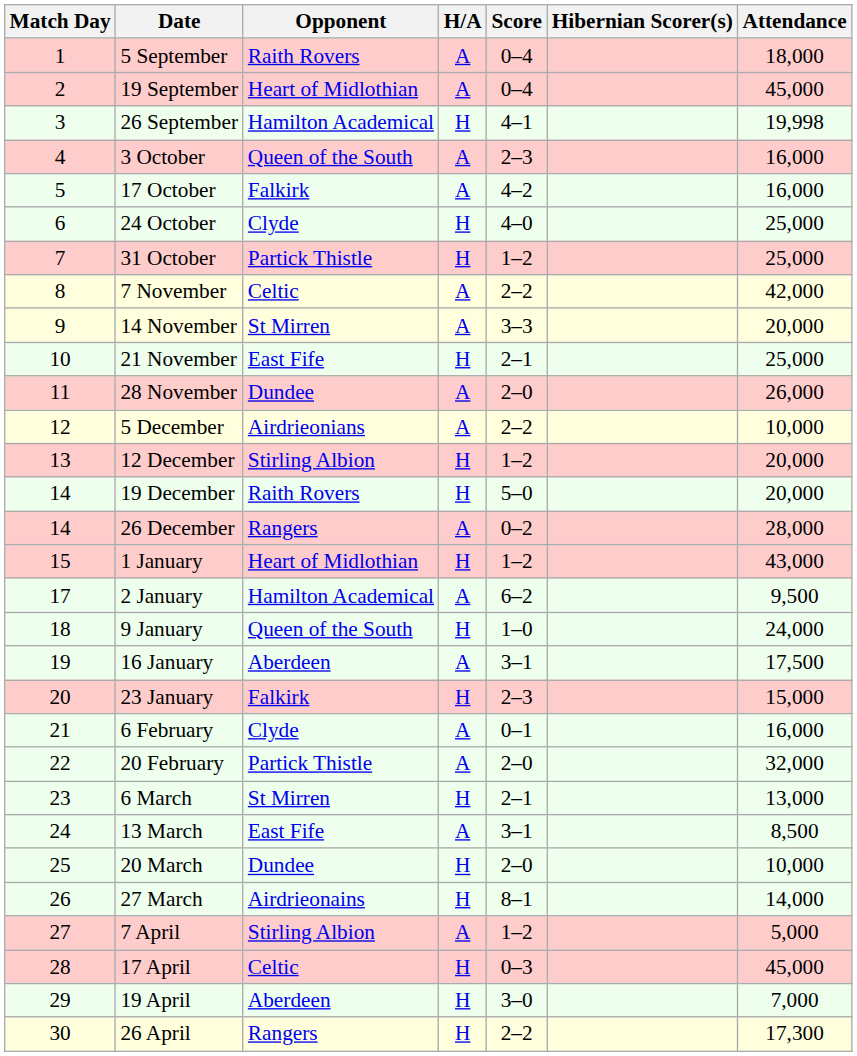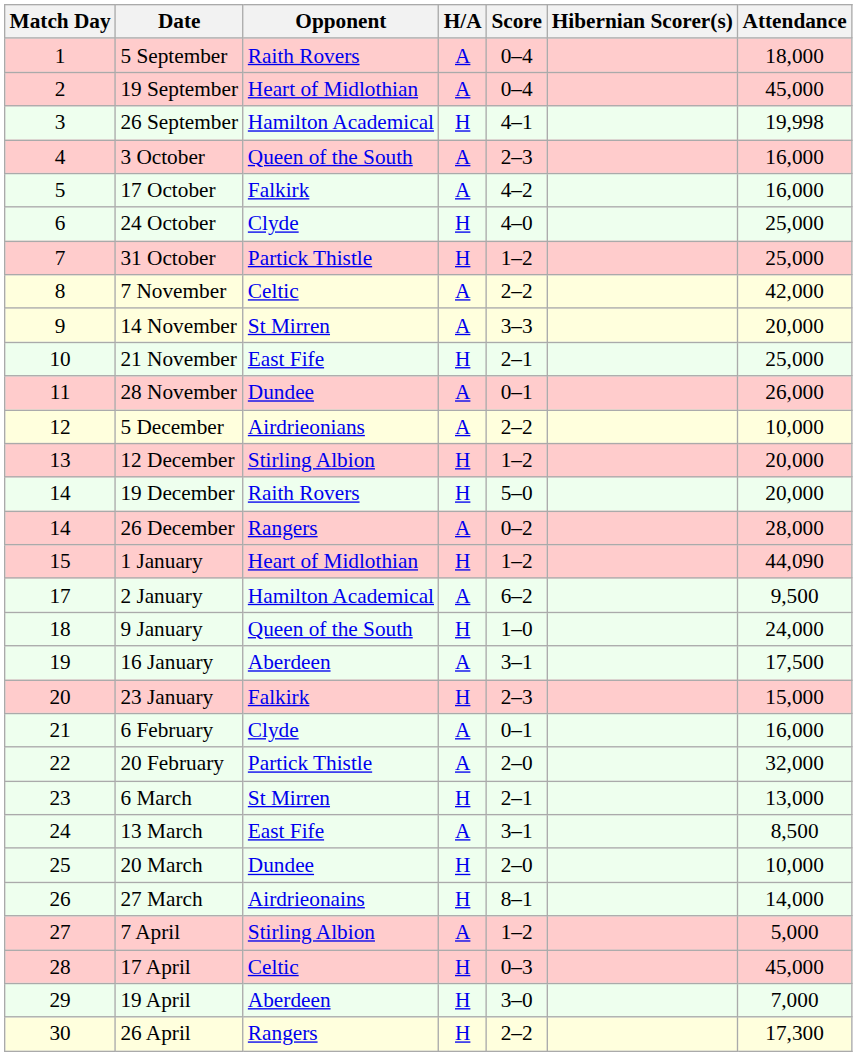(517, 392) 2–0 -> (517, 392) 0–1
(795, 561) 43,000 -> (795, 561) 44,090
